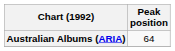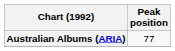(149, 38) 64 -> (149, 38) 77
